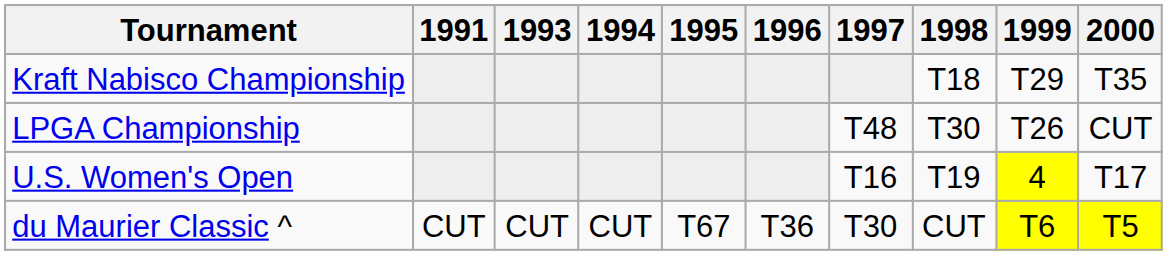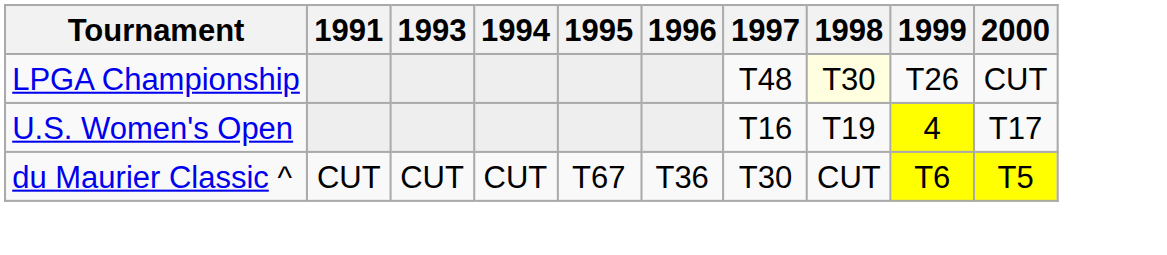- row: (209, 79)
(954, 128) no background -> (849, 79) lightyellow background
